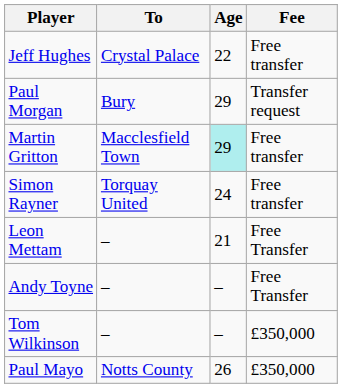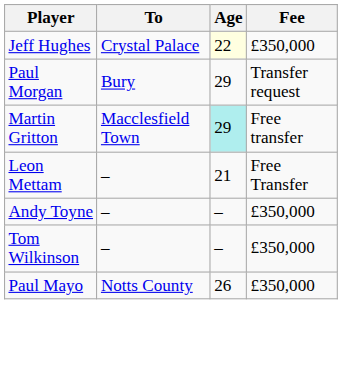(223, 54) no background -> (223, 45) lightyellow background
(277, 54) Free transfer -> (283, 45) £350,000
- row: (33, 194)
(279, 286) Free Transfer -> (283, 211) £350,000
